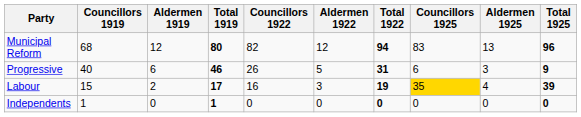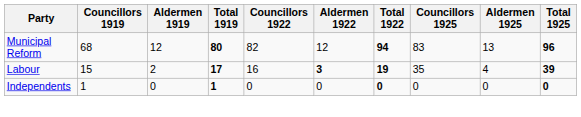- row: (35, 70)
(319, 86) normal -> (319, 70) bold
(419, 86) gold background -> (419, 70) no background
